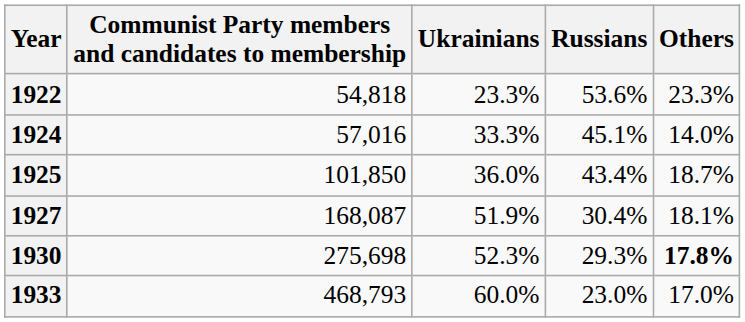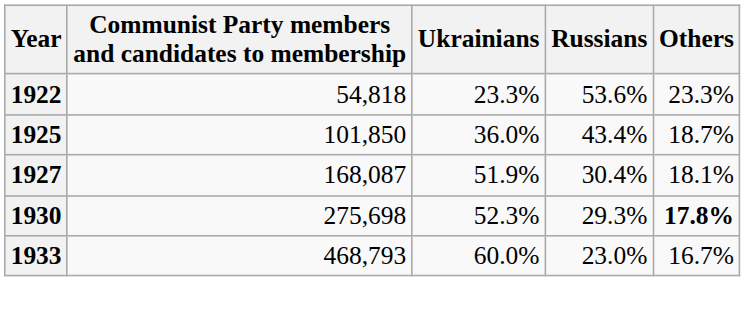- row: (36, 134)
(701, 295) 17.0% -> (701, 255) 16.7%
